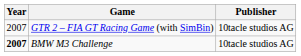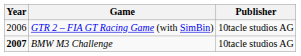(17, 28) 2007 -> (17, 28) 2006
